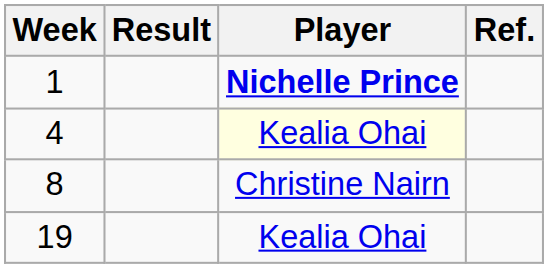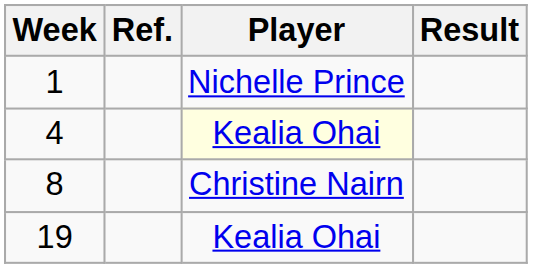columns swapped: (161, 30) <-> (505, 30)
(342, 81) bold -> (296, 81) normal
